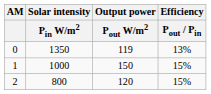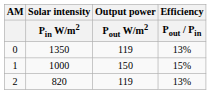(59, 81) 800 -> (59, 81) 820
(125, 81) 120 -> (125, 81) 119
(182, 81) 15% -> (182, 81) 13%
